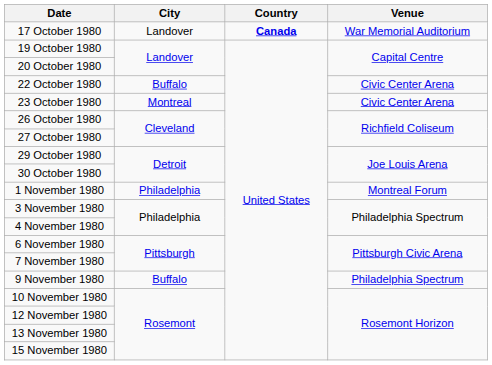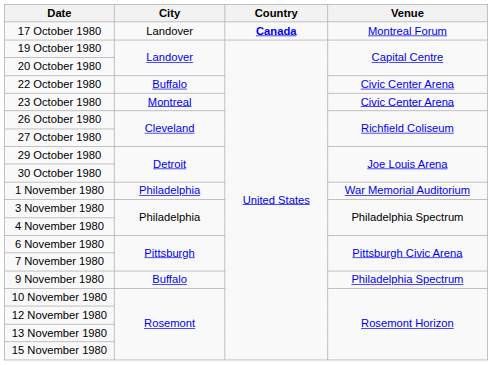(407, 31) War Memorial Auditorium -> (407, 31) Montreal Forum
(407, 191) Montreal Forum -> (407, 191) War Memorial Auditorium
